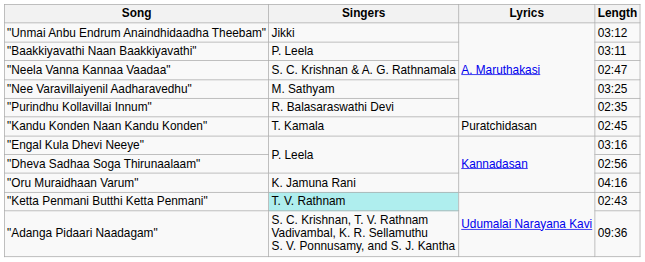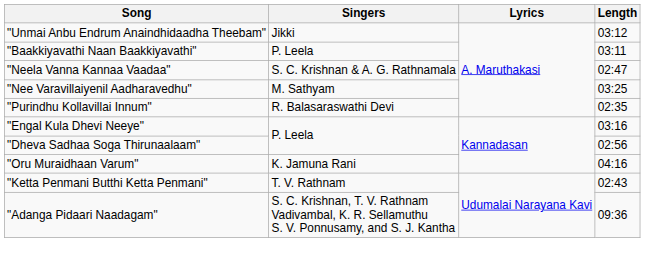- row: (107, 126)
(308, 201) paleturquoise background -> (308, 182) no background
